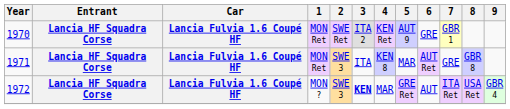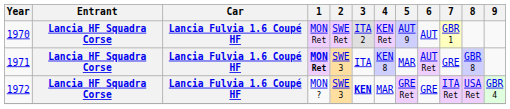(429, 34) GRE -> (429, 34) AUT
(319, 61) normal -> (319, 62) bold
(429, 89) AUT -> (429, 89) GRE
